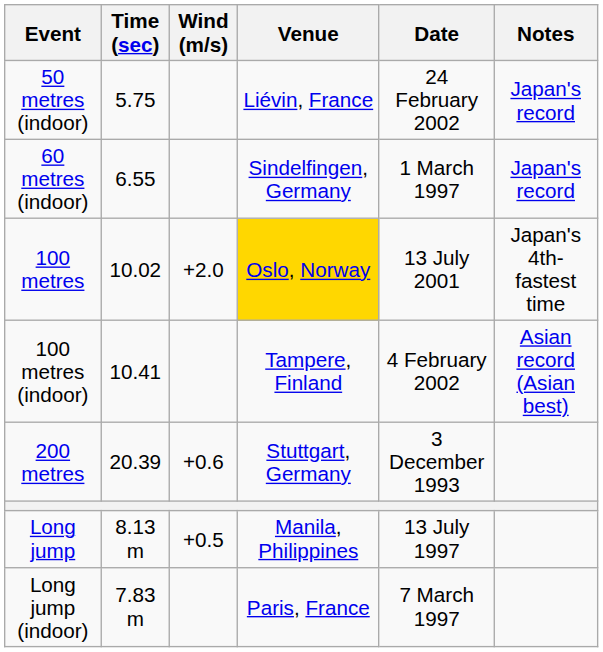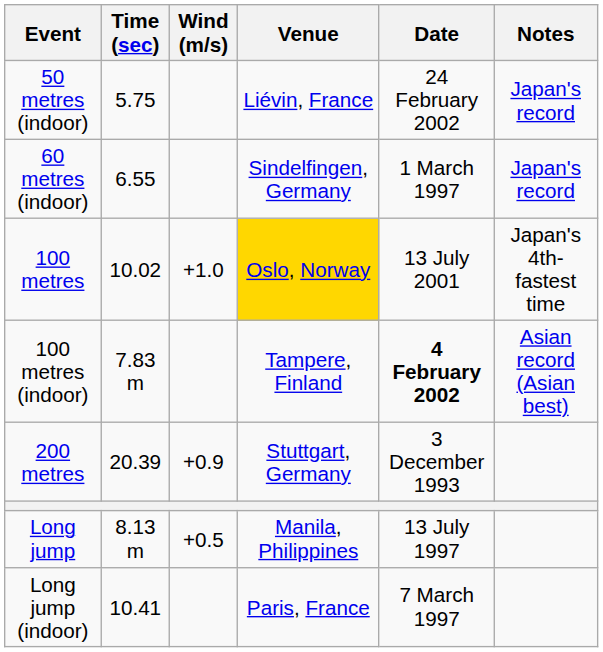(203, 270) +2.0 -> (203, 270) +1.0
(135, 372) 10.41 -> (135, 372) 7.83 m
(437, 372) normal -> (437, 372) bold
(203, 462) +0.6 -> (203, 462) +0.9
(135, 607) 7.83 m -> (135, 607) 10.41
